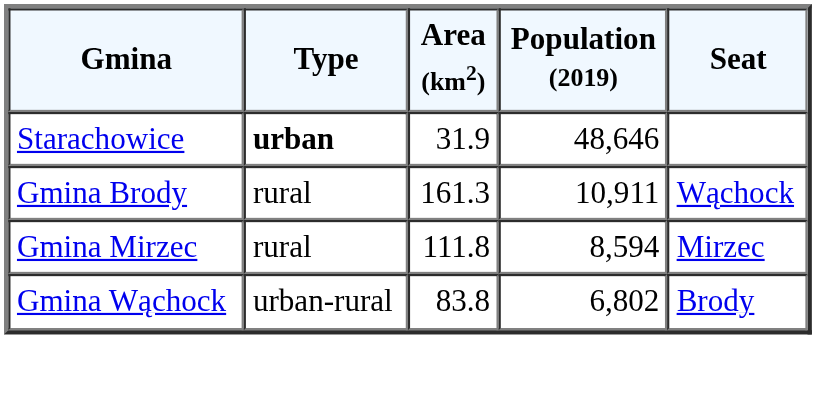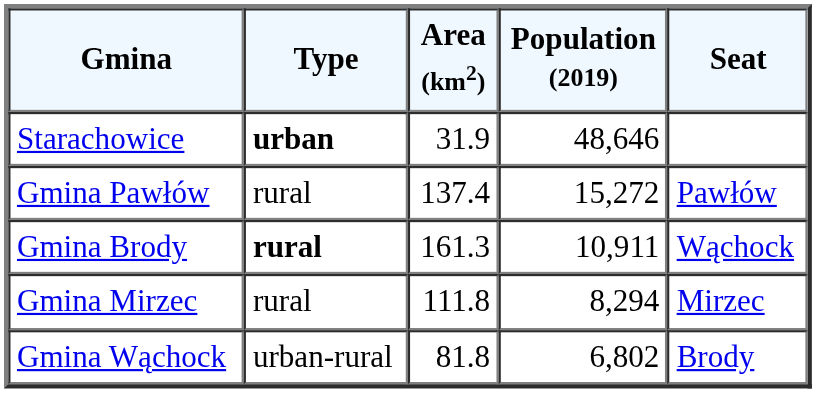+ row: (113, 192)
(282, 192) normal -> (287, 246) bold
(624, 246) 8,594 -> (624, 301) 8,294
(463, 301) 83.8 -> (463, 355) 81.8
